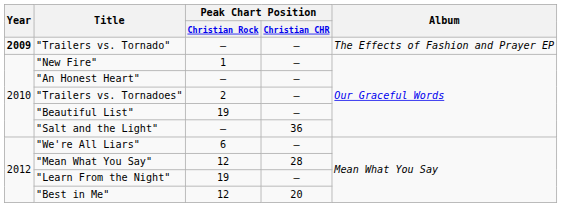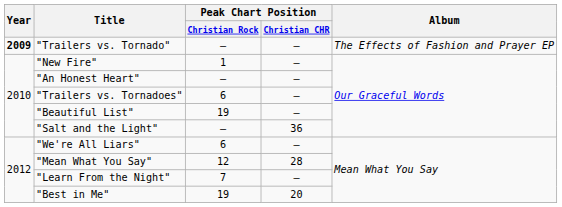(223, 95) 2 -> (223, 95) 6
(223, 178) 19 -> (223, 178) 7
(223, 194) 12 -> (223, 194) 19
